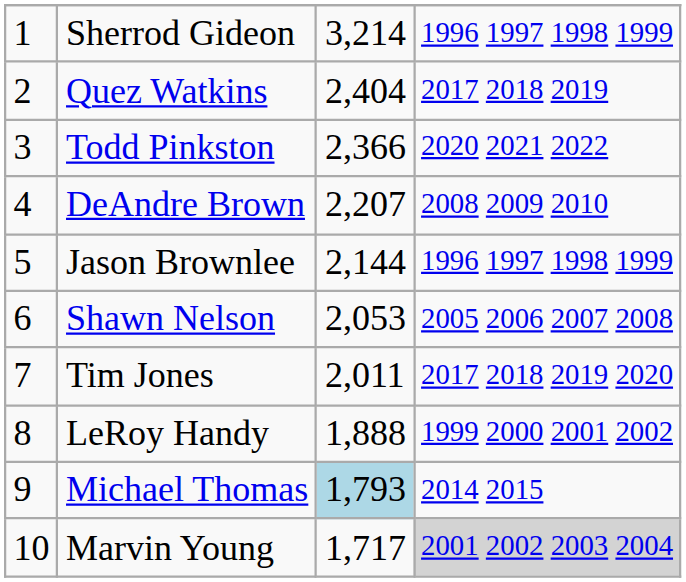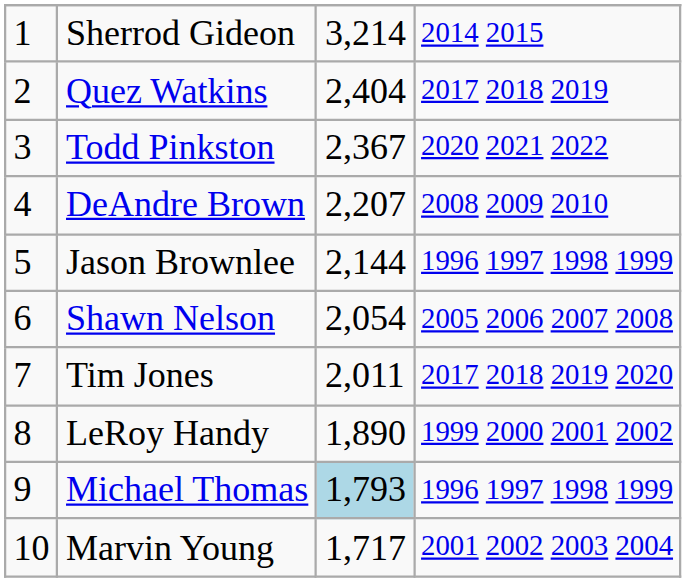(547, 33) 1996 1997 1998 1999 -> (482, 33) 2014 2015
(365, 147) 2,366 -> (365, 147) 2,367
(365, 318) 2,053 -> (365, 318) 2,054
(365, 432) 1,888 -> (365, 432) 1,890
(482, 489) 2014 2015 -> (547, 489) 1996 1997 1998 1999
(547, 546) lightgrey background -> (547, 546) no background
